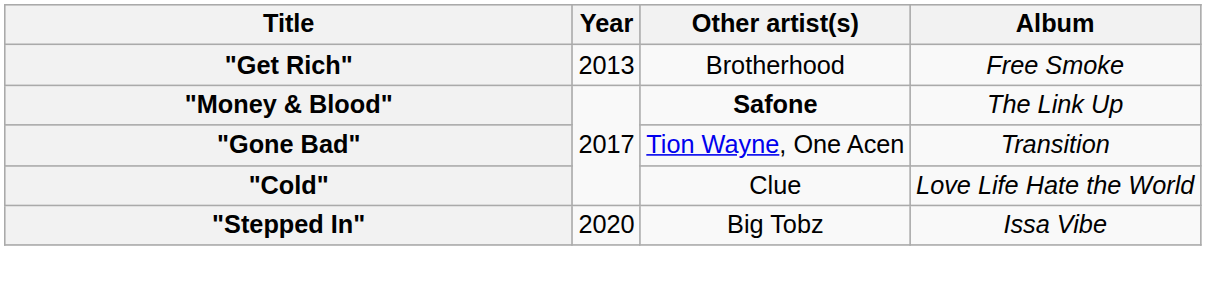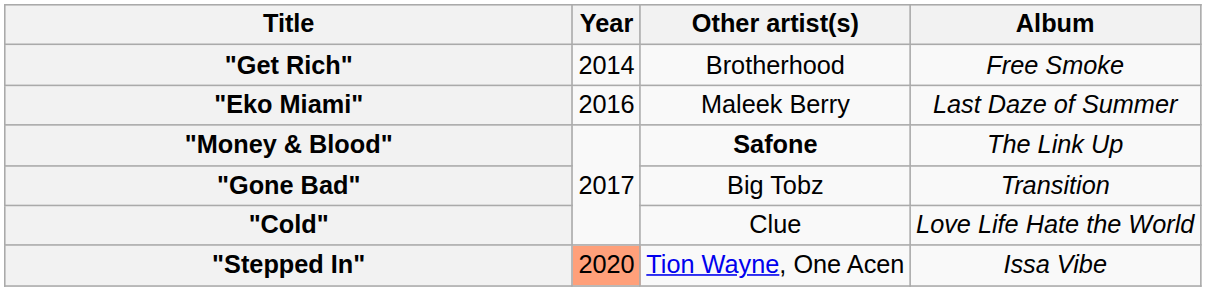(607, 64) 2013 -> (607, 64) 2014
+ row: (289, 104)
(775, 144) Tion Wayne, One Acen -> (775, 184) Big Tobz
(607, 225) no background -> (607, 265) lightsalmon background
(775, 225) Big Tobz -> (775, 265) Tion Wayne, One Acen
